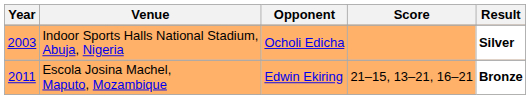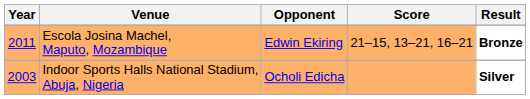rows swapped: (107, 78) <-> (150, 43)
